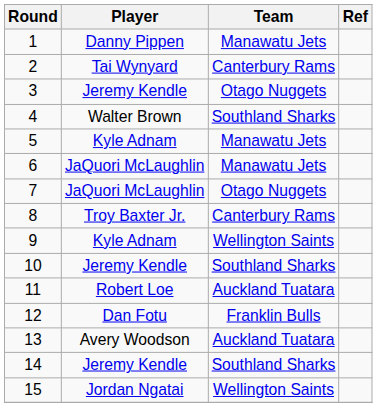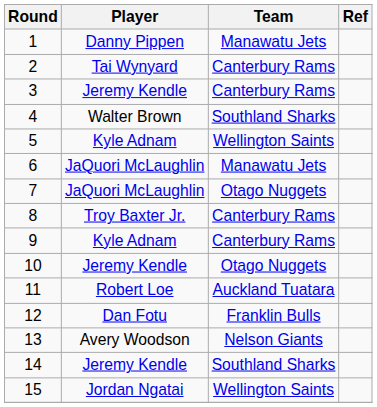(274, 91) Otago Nuggets -> (274, 91) Canterbury Rams
(274, 141) Manawatu Jets -> (274, 141) Wellington Saints
(274, 240) Wellington Saints -> (274, 240) Canterbury Rams
(274, 265) Southland Sharks -> (274, 265) Otago Nuggets
(274, 340) Auckland Tuatara -> (274, 340) Nelson Giants
